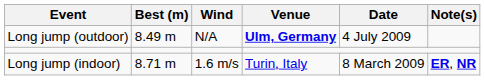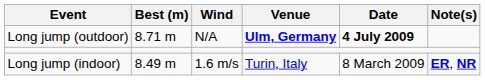(155, 36) 8.49 m -> (155, 36) 8.71 m
(377, 36) normal -> (378, 36) bold
(155, 63) 8.71 m -> (155, 63) 8.49 m
